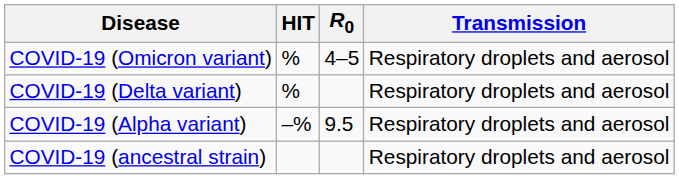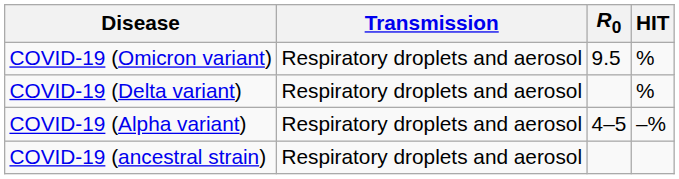columns swapped: (519, 23) <-> (298, 23)
(342, 58) 4–5 -> (606, 58) 9.5
(339, 124) 9.5 -> (609, 124) 4–5
